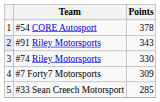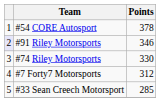(147, 43) 343 -> (147, 43) 346
(147, 74) 309 -> (147, 74) 312
